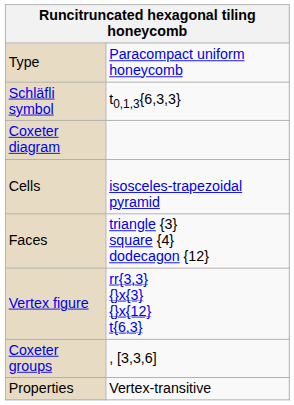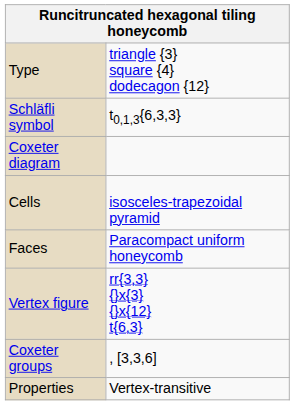(177, 62) Paracompact uniform honeycomb -> (159, 70) triangle {3} square {4} dodecagon {12}
(159, 241) triangle {3} square {4} dodecagon {12} -> (177, 249) Paracompact uniform honeycomb
